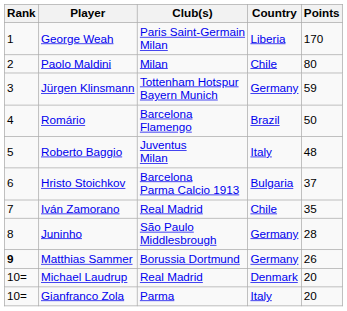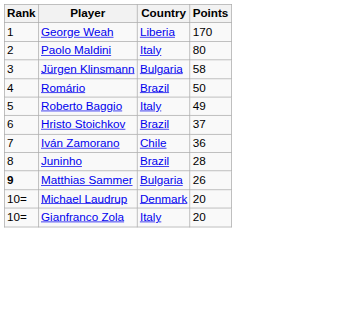- column: (192, 13)
(264, 63) Chile -> (151, 50) Italy
(274, 89) Germany -> (161, 69) Bulgaria
(310, 89) 59 -> (199, 69) 58
(310, 152) 48 -> (199, 106) 49
(272, 184) Bulgaria -> (154, 124) Brazil
(310, 209) 35 -> (199, 143) 36
(274, 234) Germany -> (154, 161) Brazil
(274, 259) Germany -> (161, 180) Bulgaria
